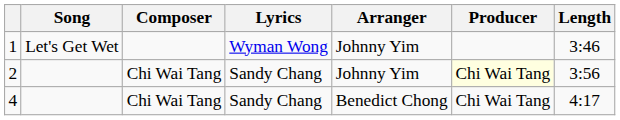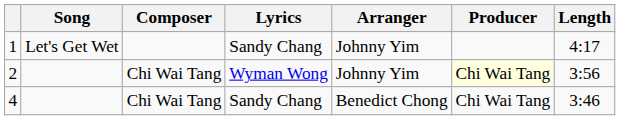(279, 45) Wyman Wong -> (276, 45) Sandy Chang
(585, 45) 3:46 -> (585, 45) 4:17
(276, 73) Sandy Chang -> (279, 73) Wyman Wong
(585, 100) 4:17 -> (585, 100) 3:46
